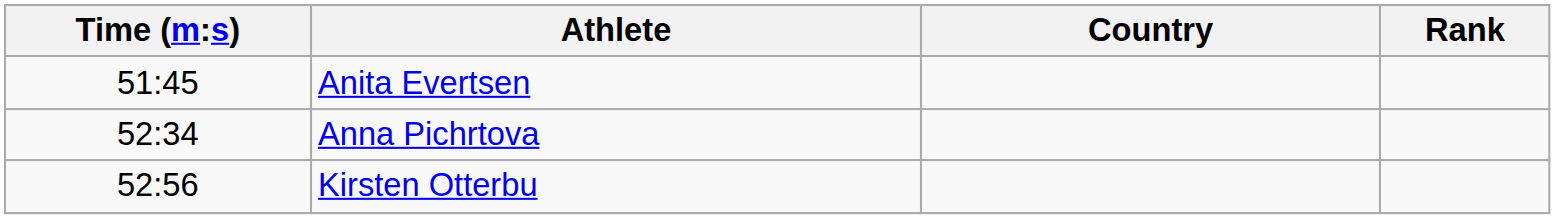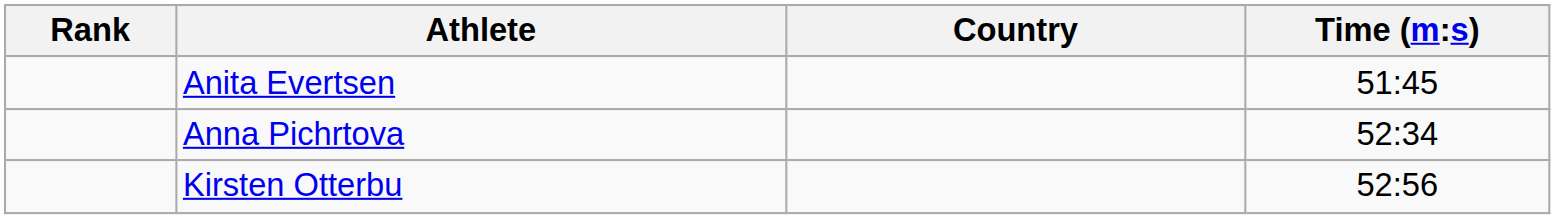columns swapped: (1465, 30) <-> (158, 30)
